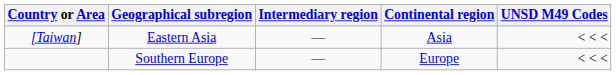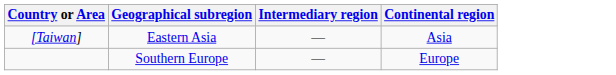- column: (554, 15)
